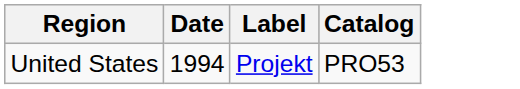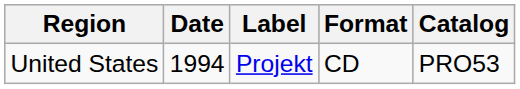+ column: (366, 24)
